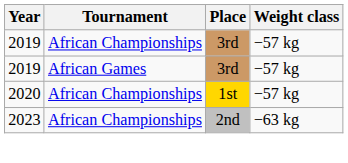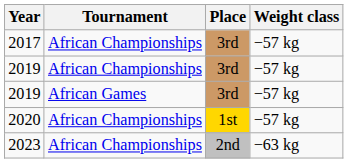+ row: (24, 42)
